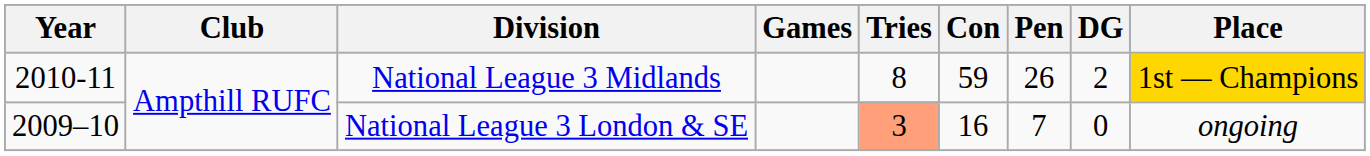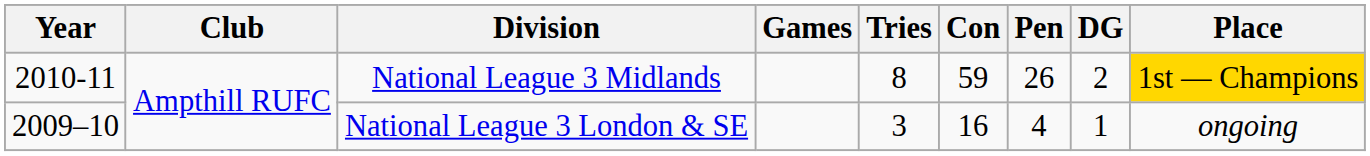(899, 125) lightsalmon background -> (899, 125) no background
(1039, 125) 7 -> (1039, 125) 4
(1101, 125) 0 -> (1101, 125) 1
